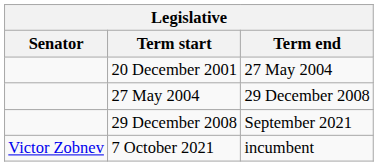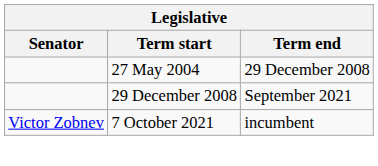- row: (174, 69)
